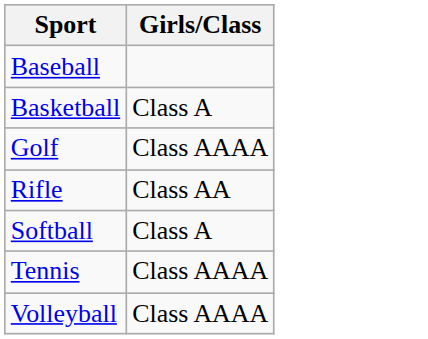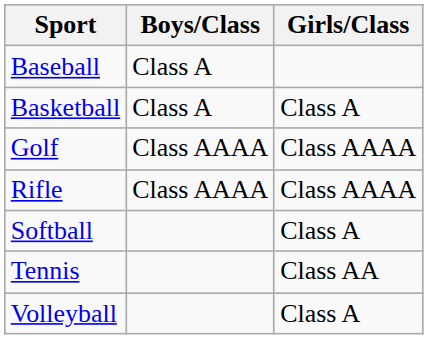+ column: (200, 25)
(181, 189) Class AA -> (348, 189) Class AAAA
(200, 271) Class AAAA -> (330, 271) Class AA
(200, 312) Class AAAA -> (320, 312) Class A
